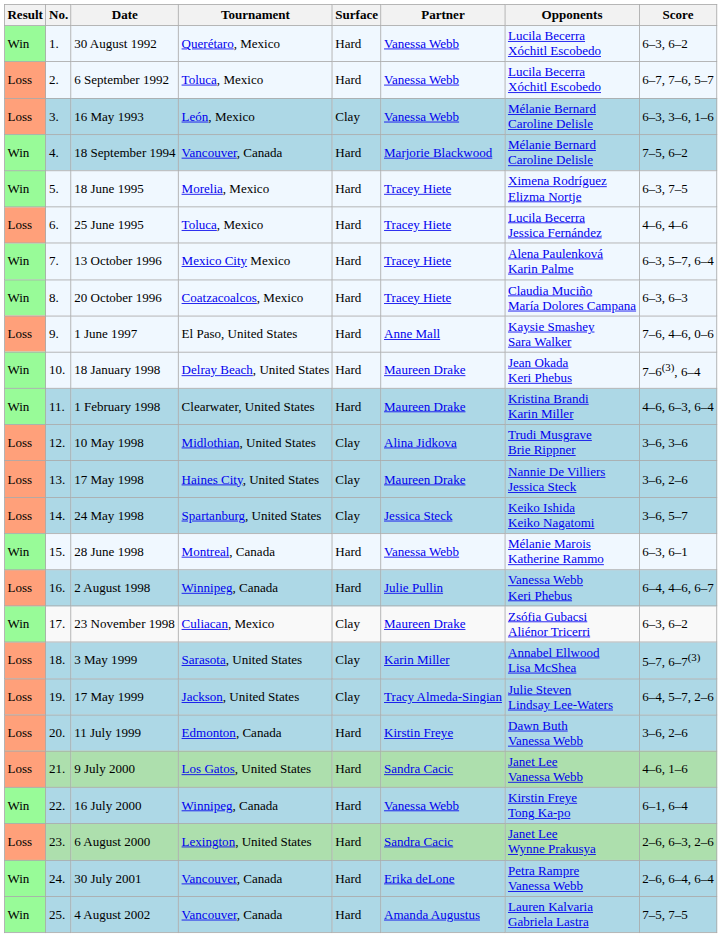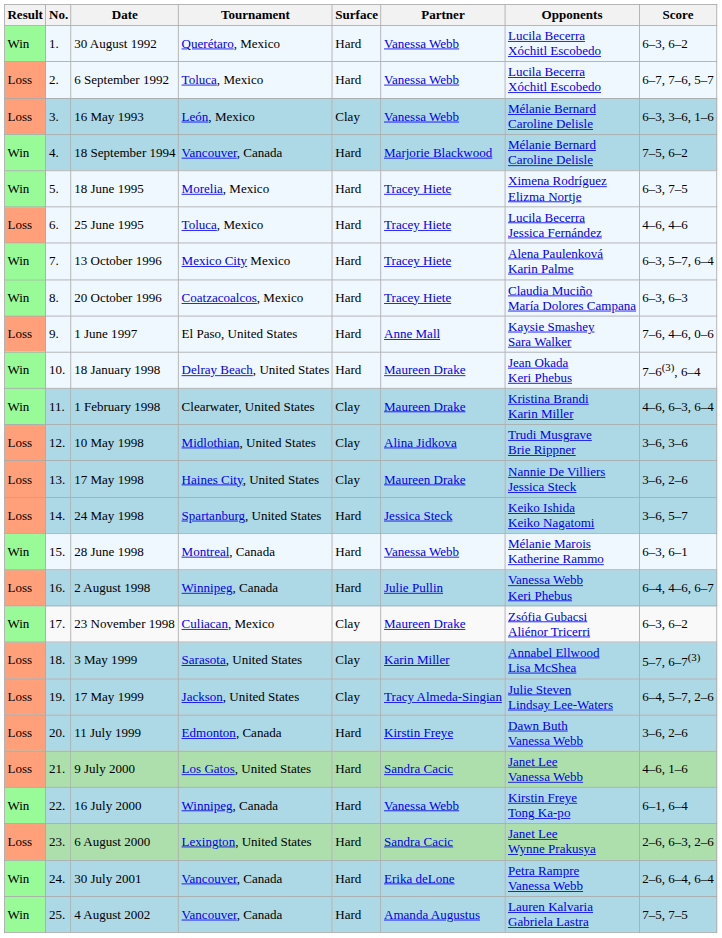(348, 406) Hard -> (348, 406) Clay
(348, 514) Clay -> (348, 514) Hard
